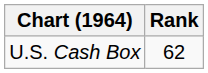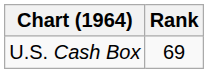(174, 52) 62 -> (174, 52) 69
